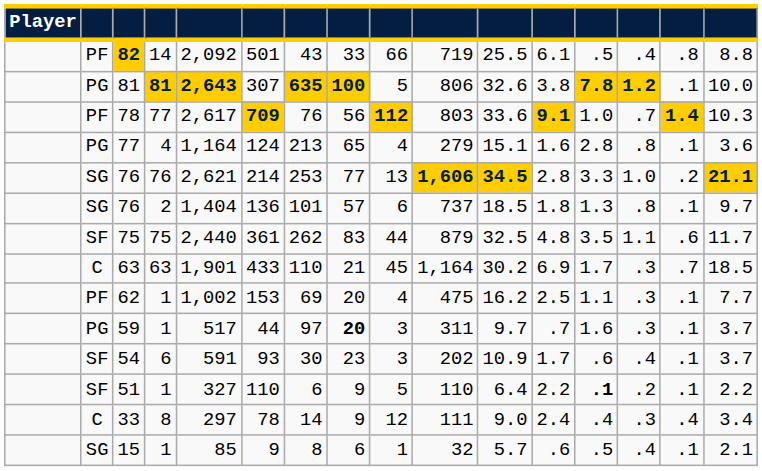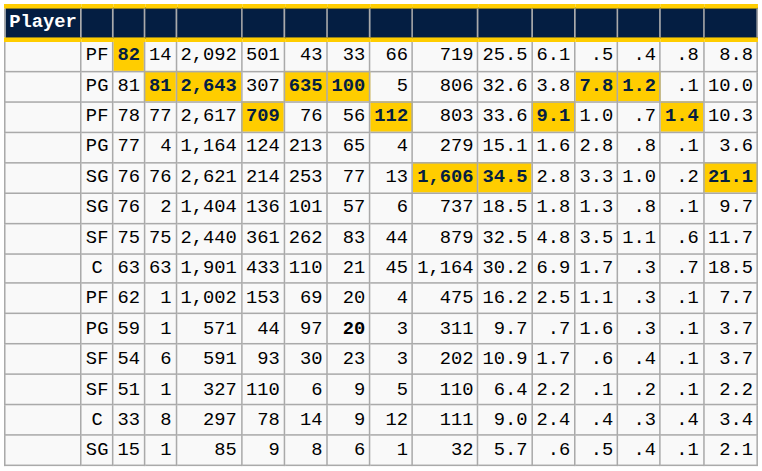(220, 329) 517 -> (220, 329) 571
(602, 390) bold -> (602, 390) normal
